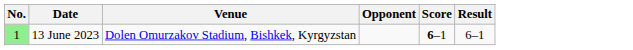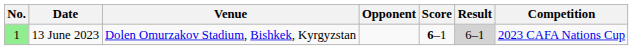+ column: (561, 14)
(475, 34) no background -> (475, 34) lightgrey background
